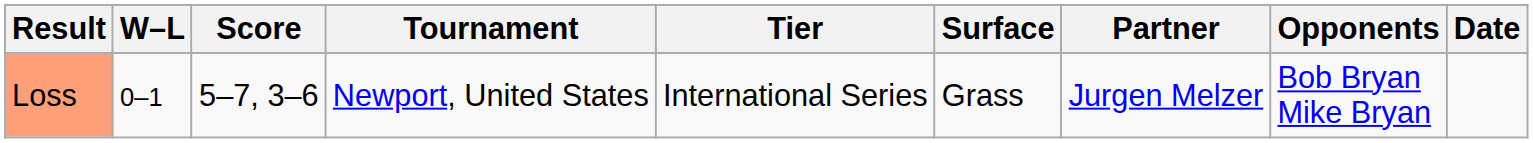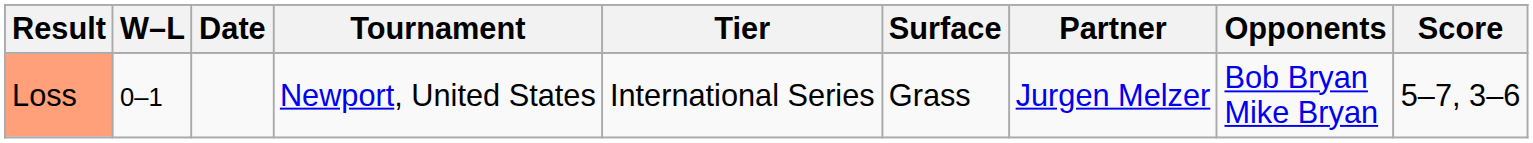columns swapped: (1487, 28) <-> (259, 28)
